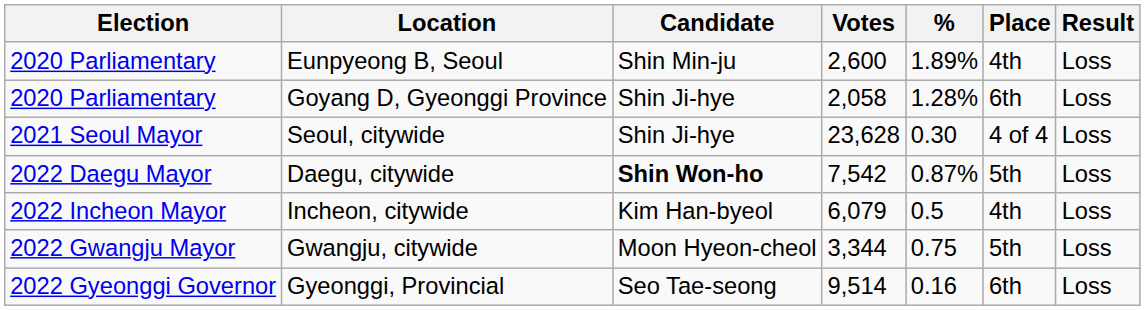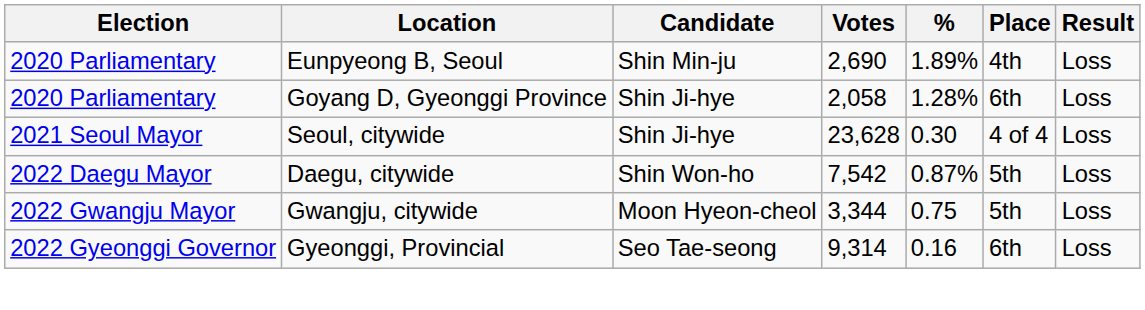(857, 60) 2,600 -> (857, 60) 2,690
(691, 173) bold -> (686, 173) normal
- row: (378, 211)
(857, 286) 9,514 -> (857, 248) 9,314
